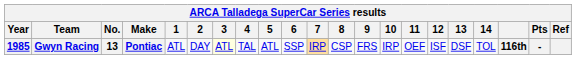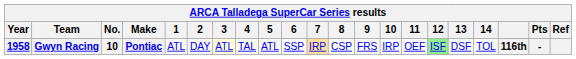(18, 46) 1985 -> (18, 46) 1958
(112, 46) 13 -> (112, 46) 10
(438, 46) no background -> (438, 46) lightgreen background
